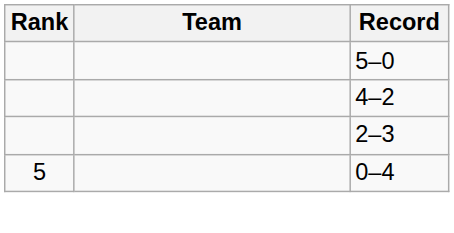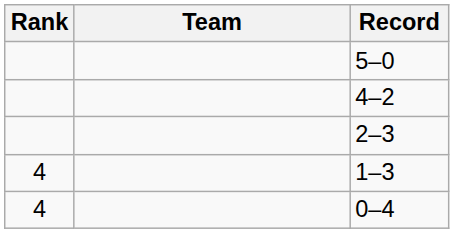+ row: (375, 172)
(40, 172) 5 -> (40, 209) 4
